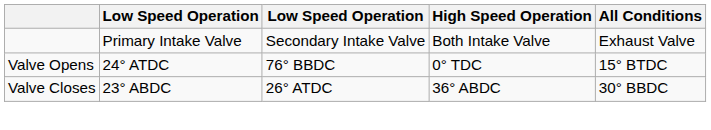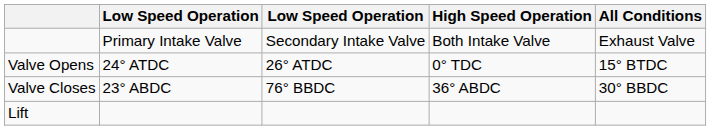(301, 64) 76° BBDC -> (299, 64) 26° ATDC
(299, 88) 26° ATDC -> (301, 88) 76° BBDC
+ row: (18, 112)
